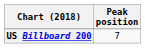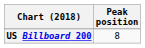(117, 36) 7 -> (117, 36) 8
